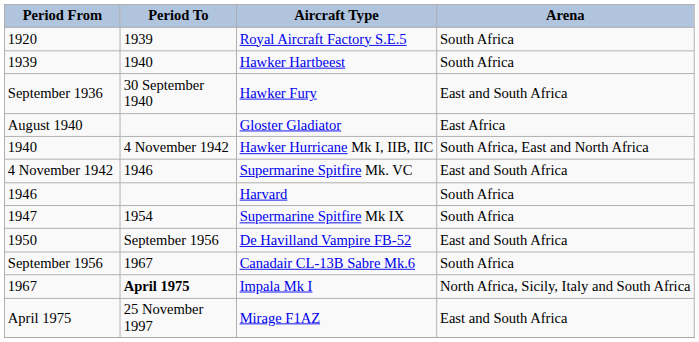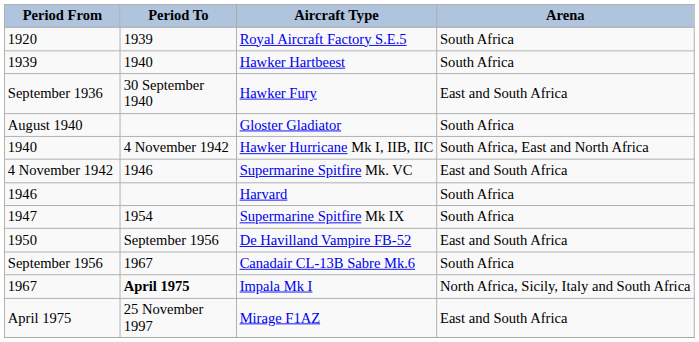(473, 124) East Africa -> (477, 124) South Africa
